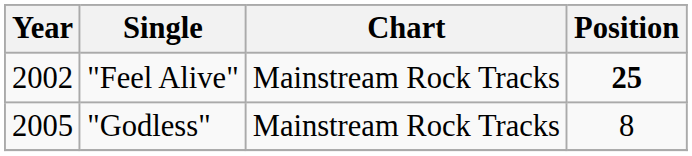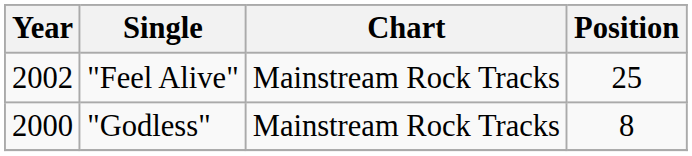(627, 77) bold -> (627, 77) normal
(43, 125) 2005 -> (43, 125) 2000
